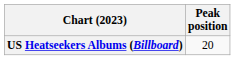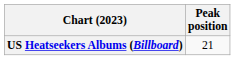(208, 45) 20 -> (208, 45) 21
